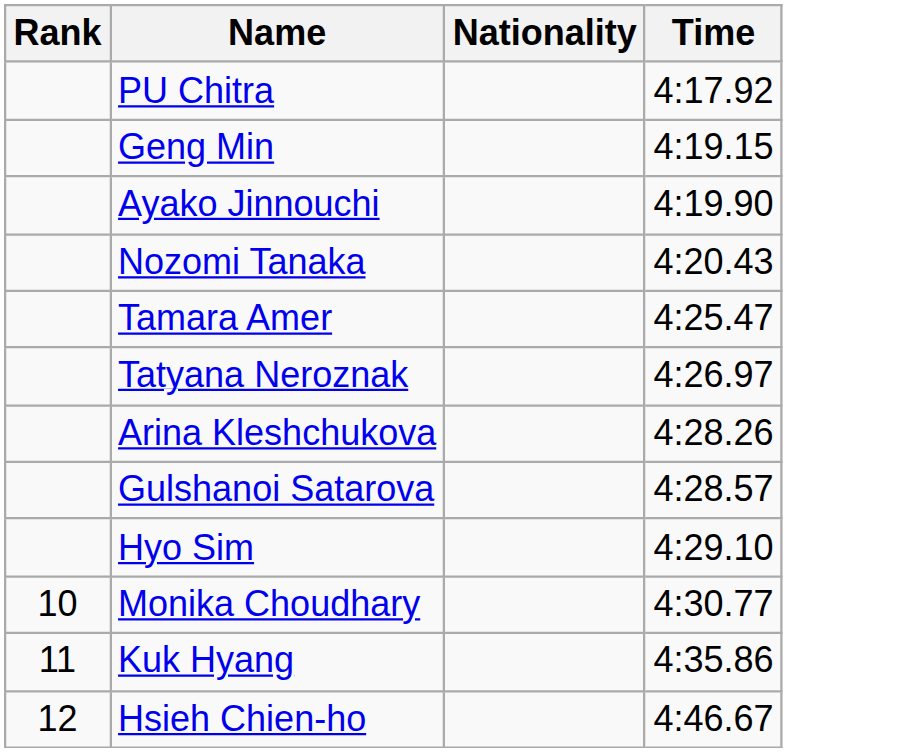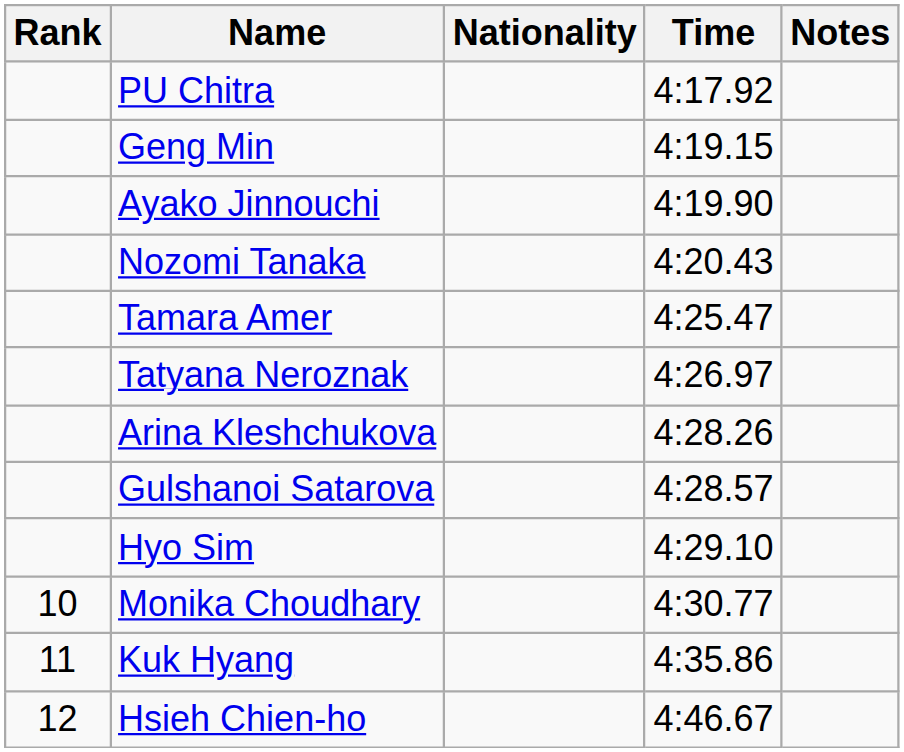+ column: (840, 33)
